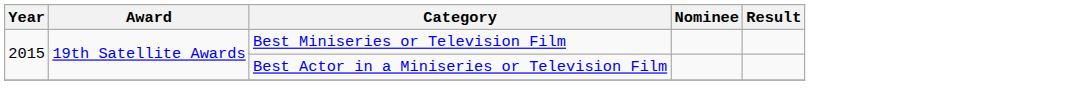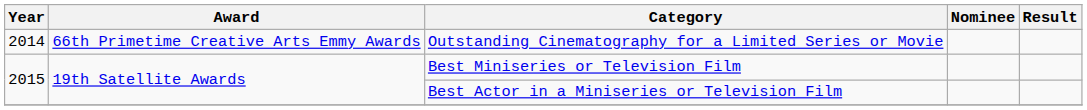+ row: (686, 42)
